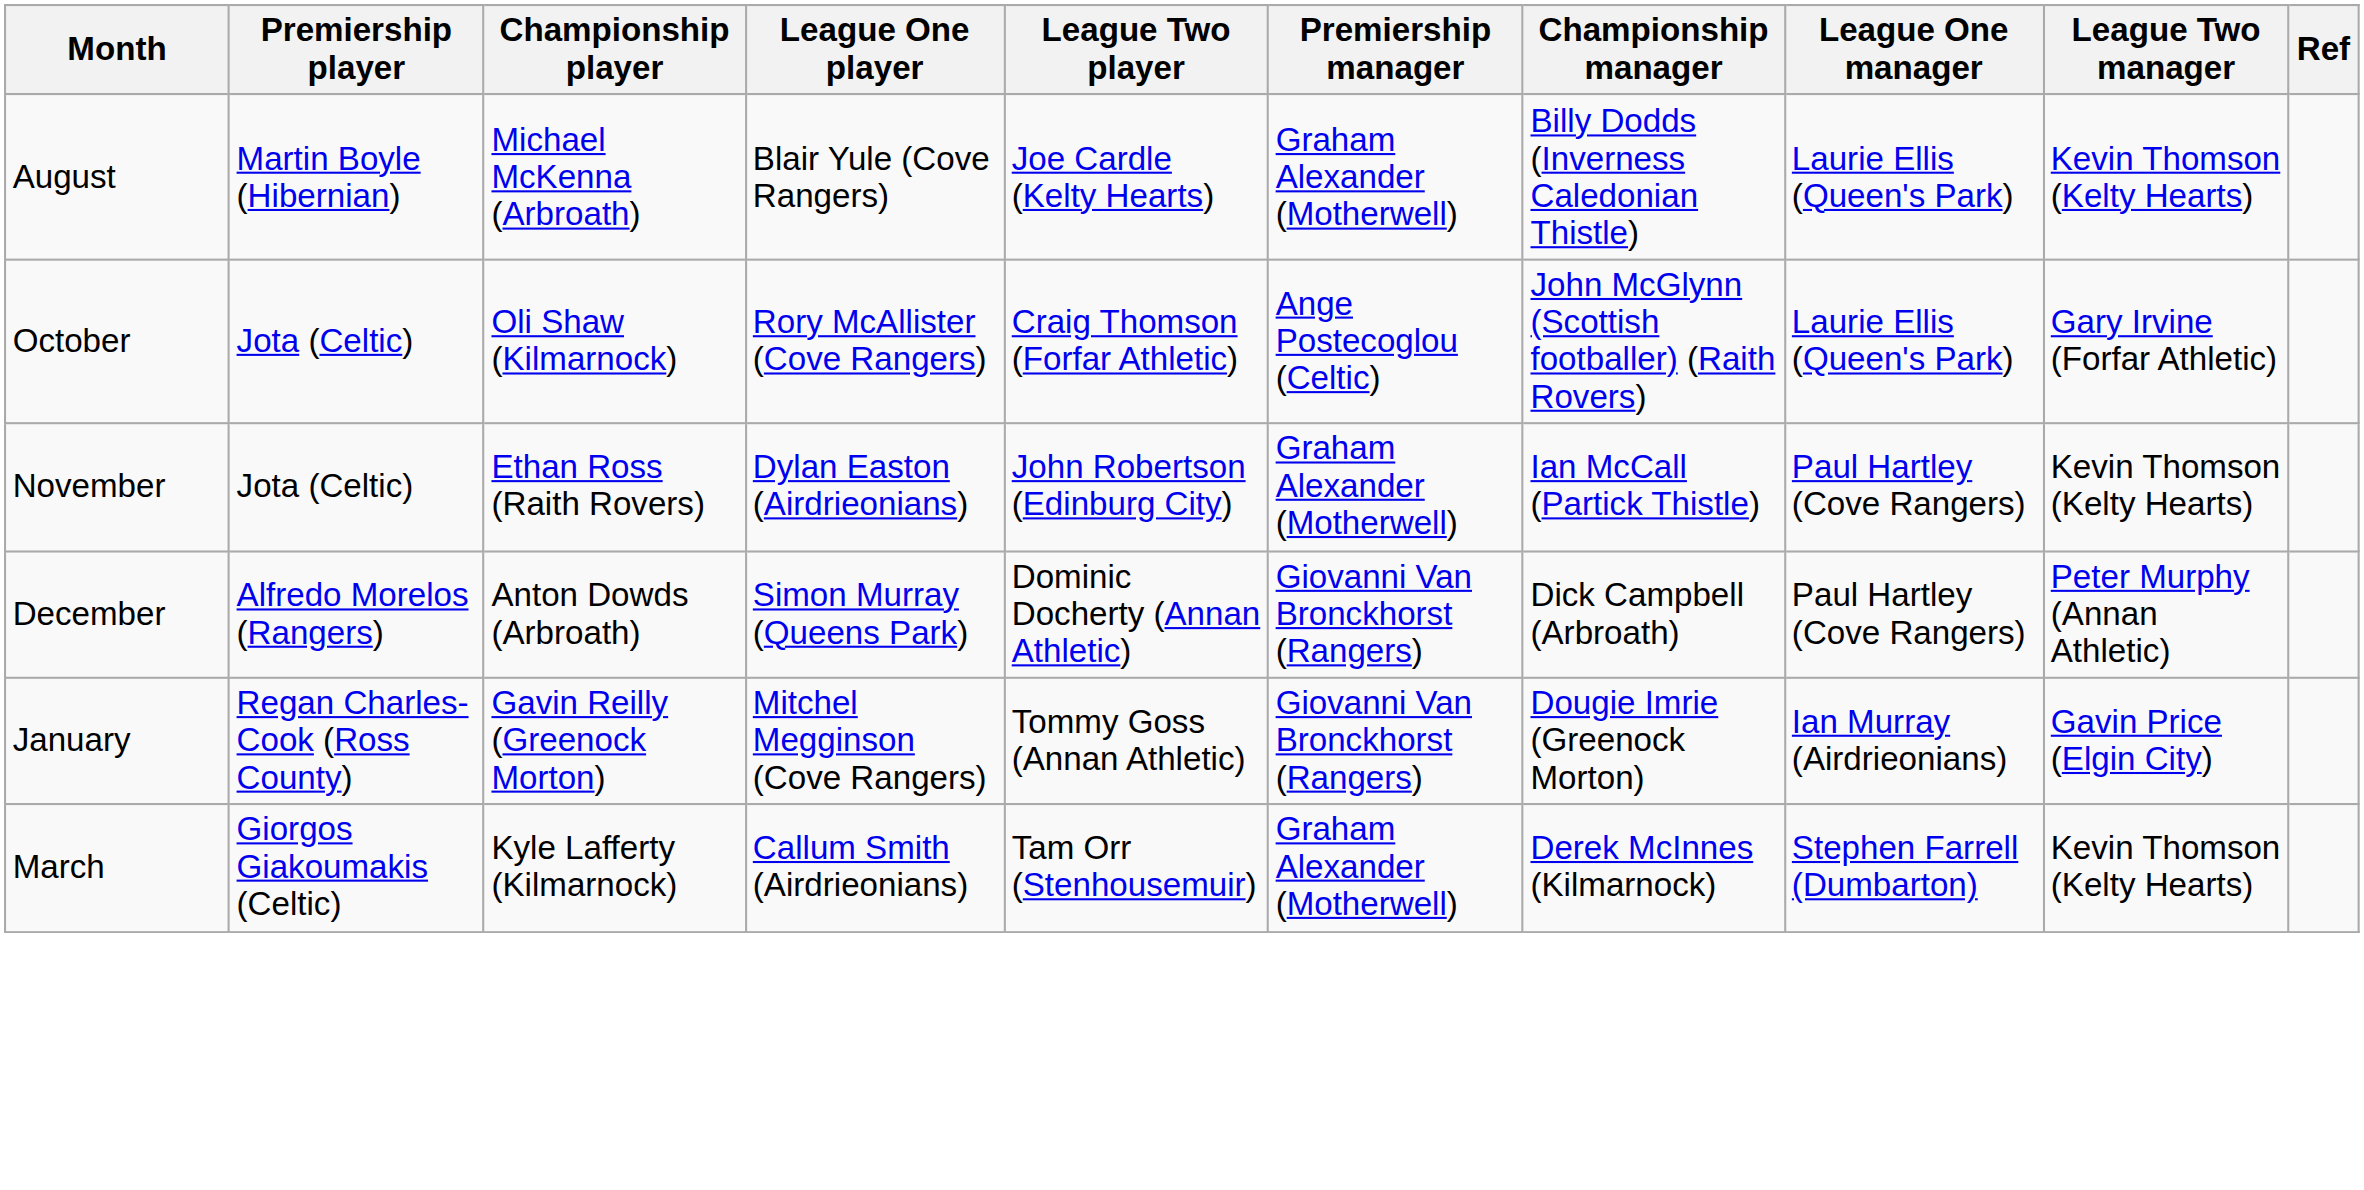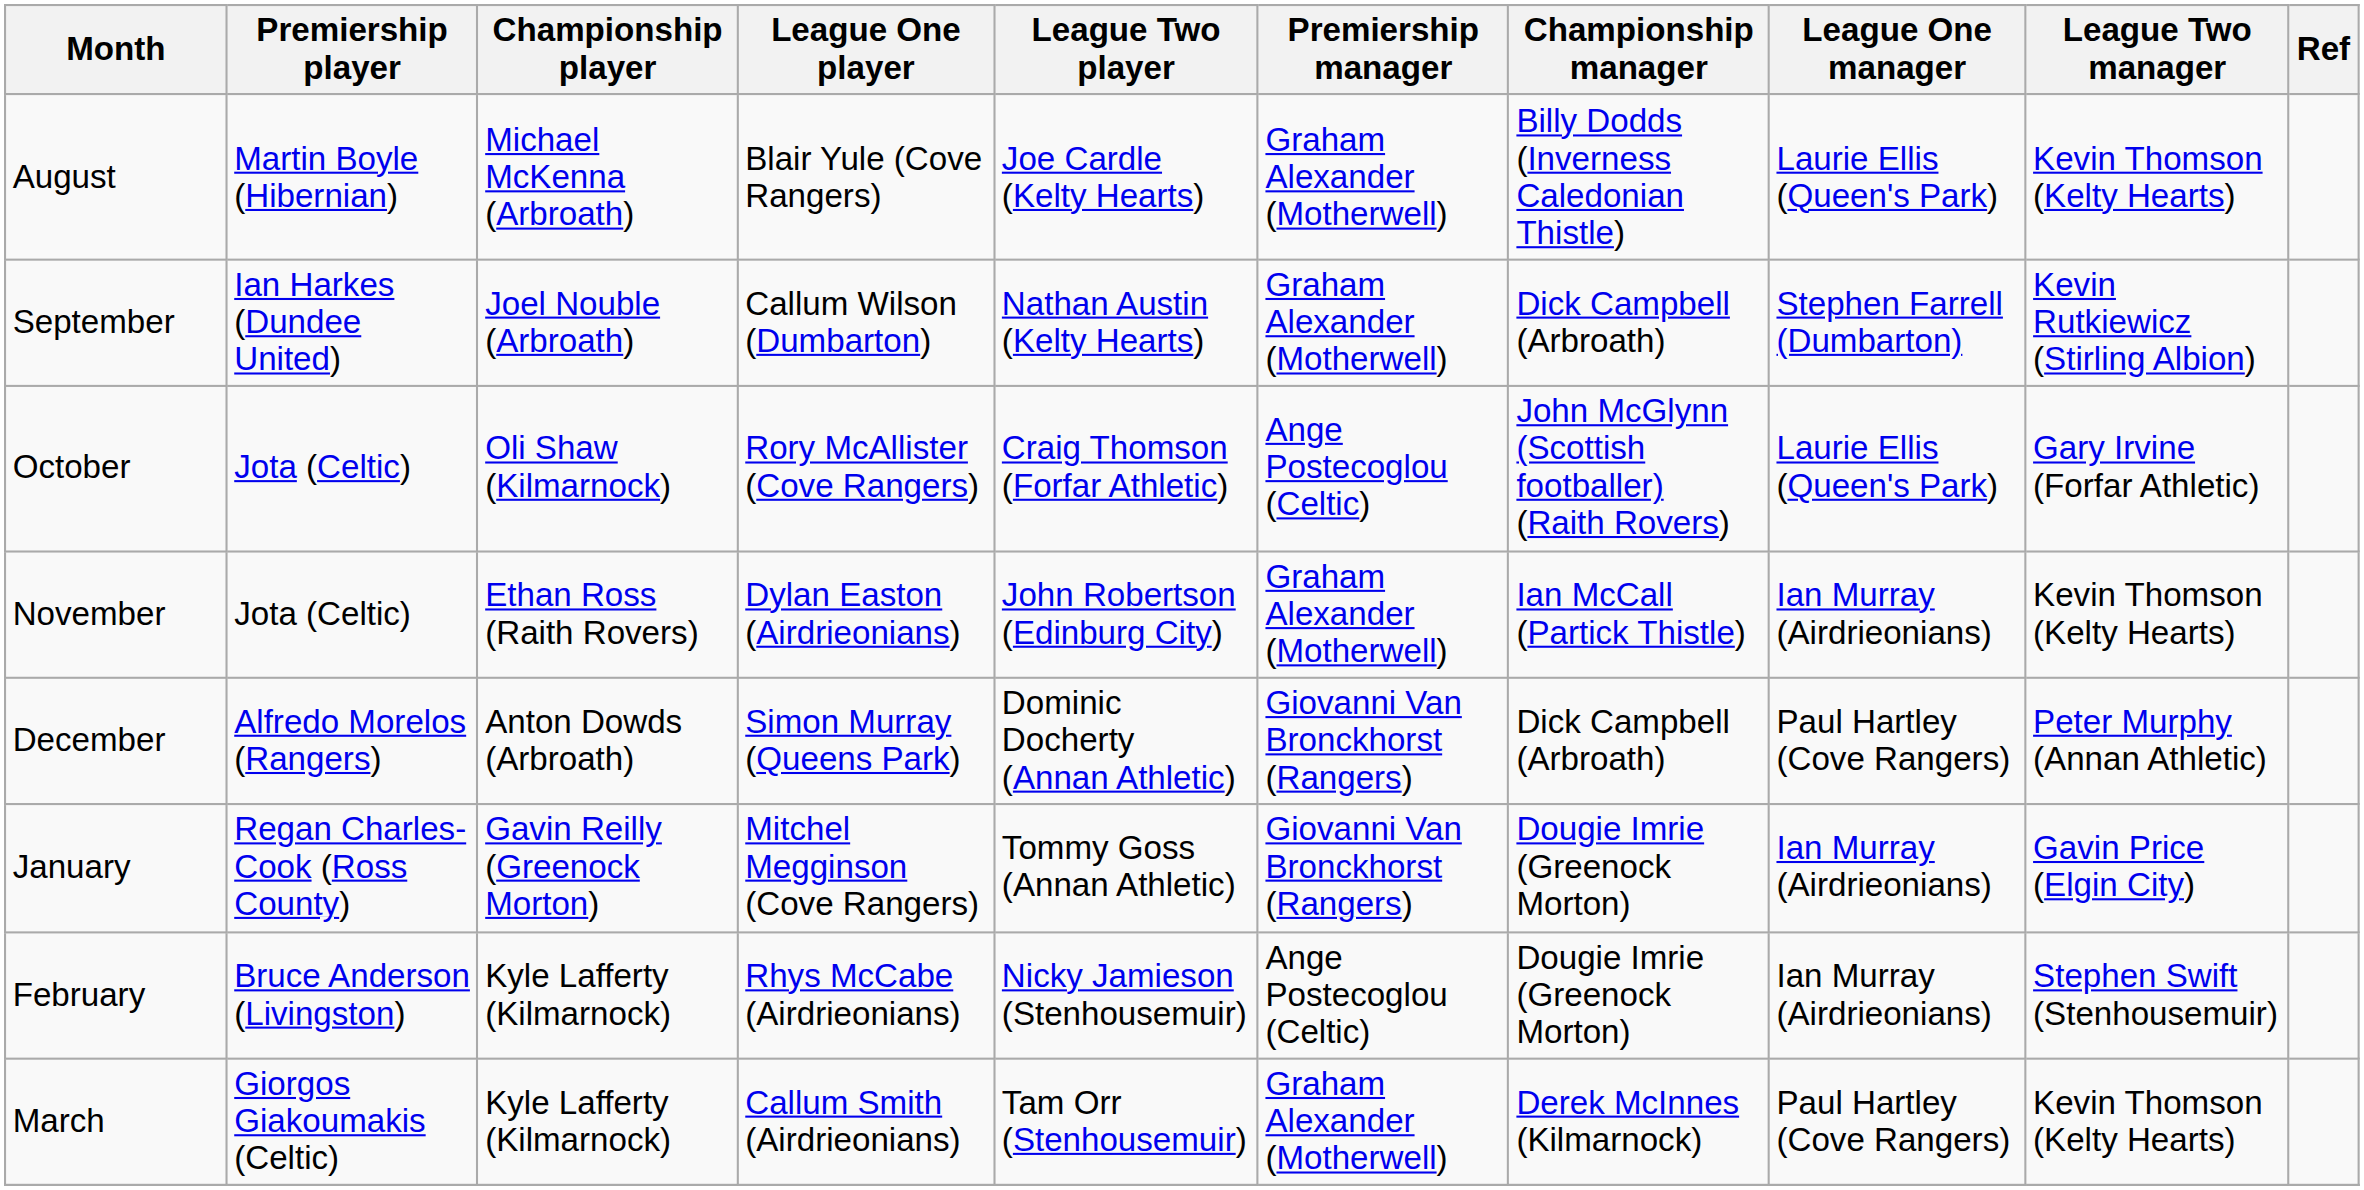+ row: (94, 322)
(1909, 486) Paul Hartley (Cove Rangers) -> (1884, 613) Ian Murray (Airdrieonians)
+ row: (79, 994)
(1905, 867) Stephen Farrell (Dumbarton) -> (1893, 1121) Paul Hartley (Cove Rangers)
